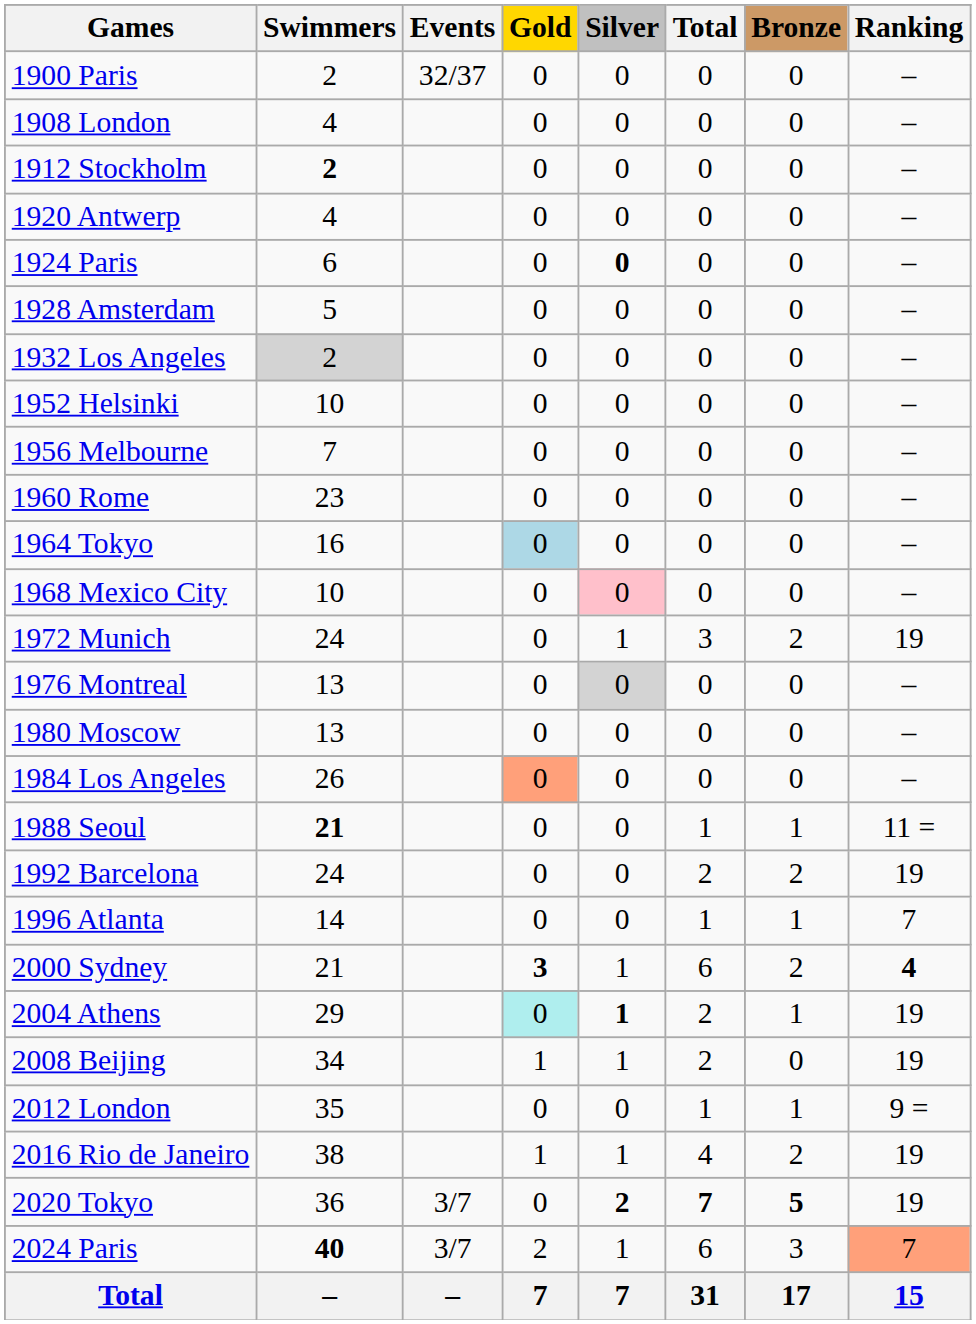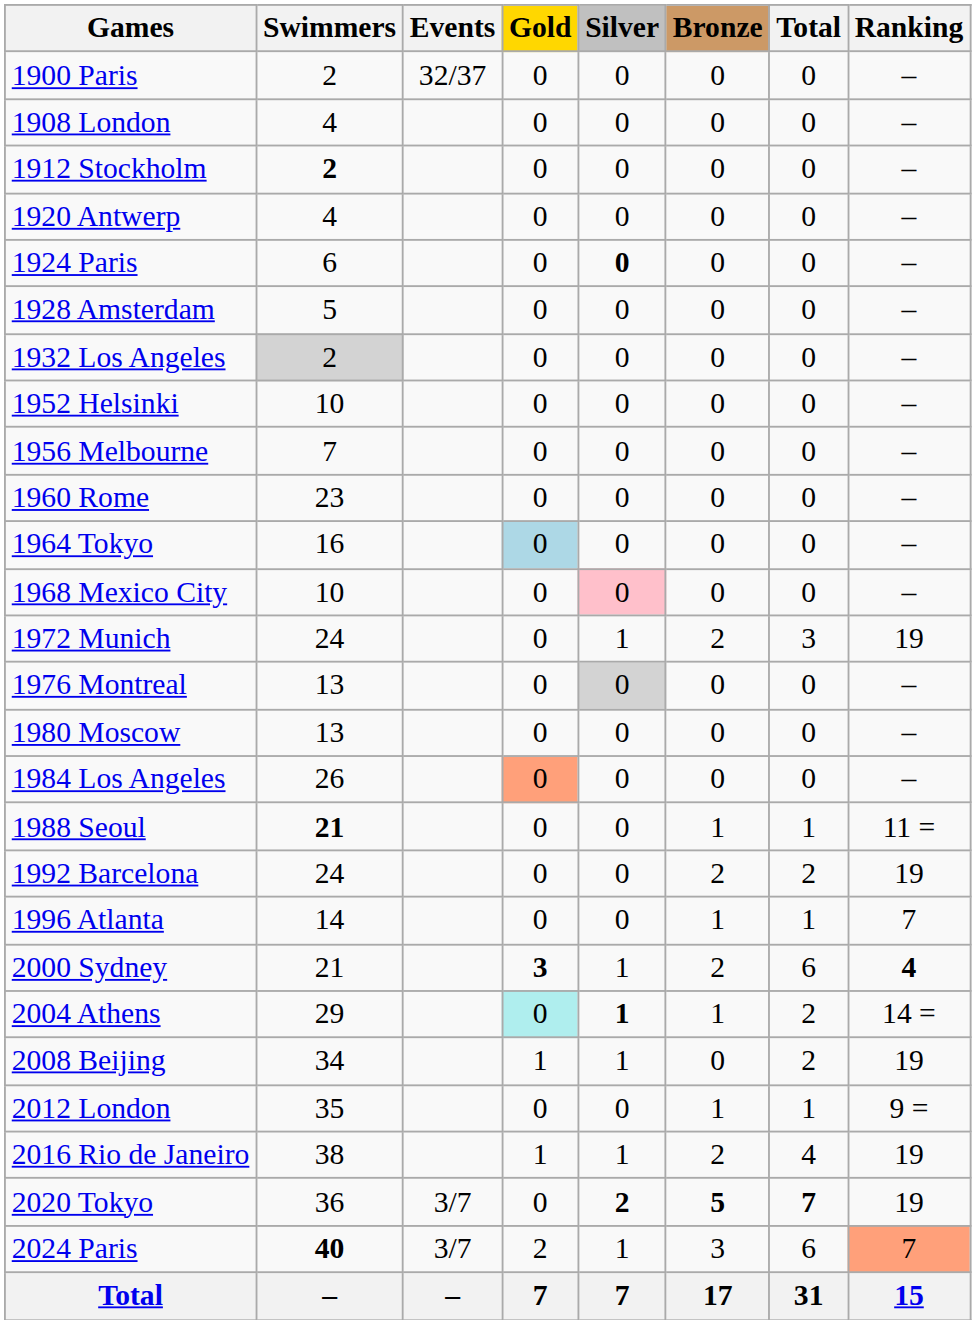columns swapped: (796, 27) <-> (705, 27)
(909, 1013) 19 -> (909, 1013) 14 =
